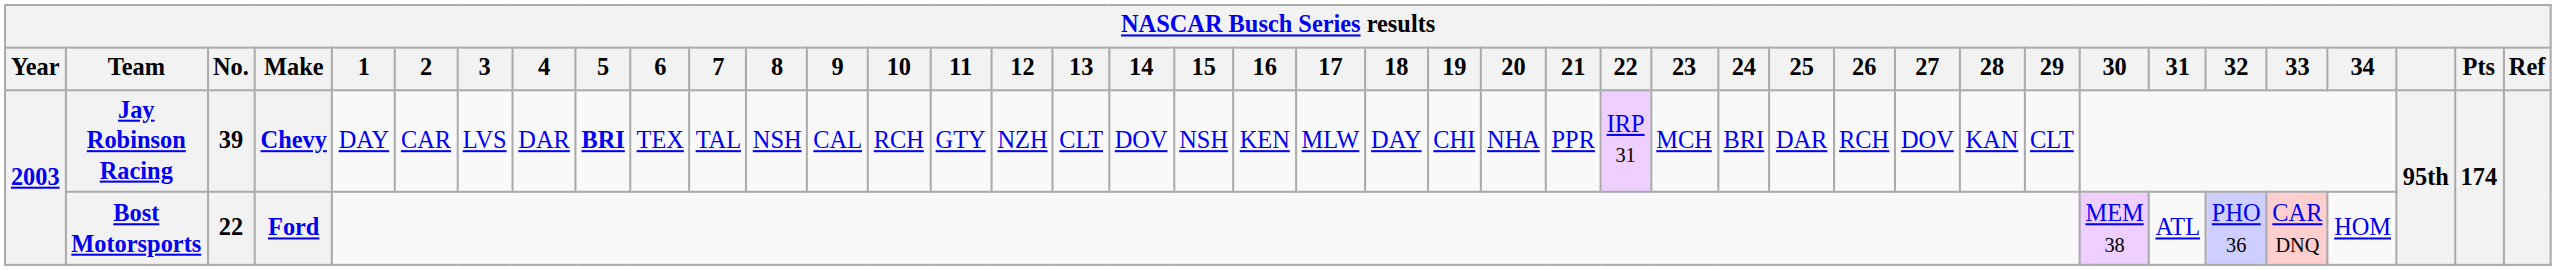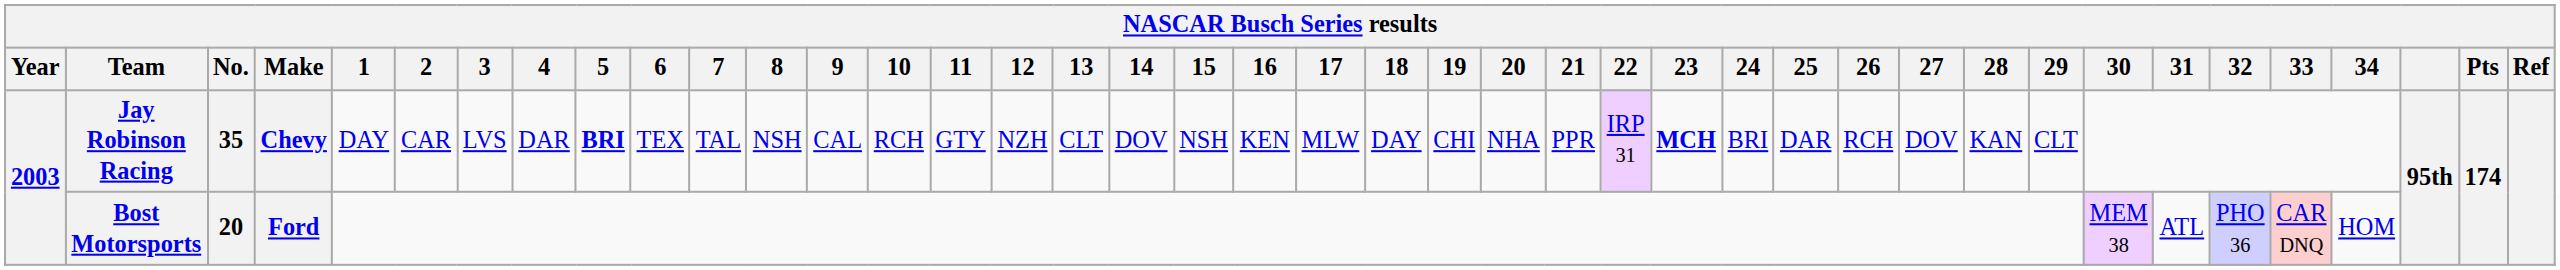(231, 140) 39 -> (231, 140) 35
(1684, 140) normal -> (1686, 140) bold
(231, 228) 22 -> (231, 228) 20
